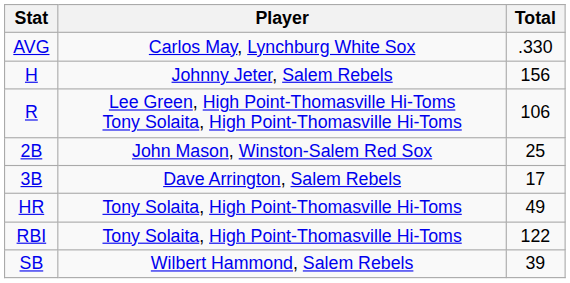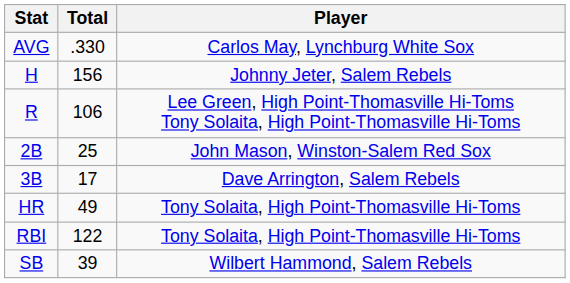columns swapped: (282, 18) <-> (535, 18)
